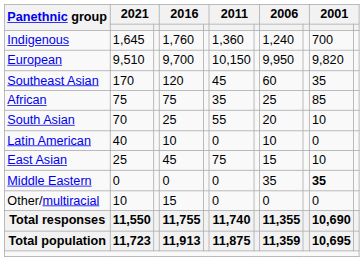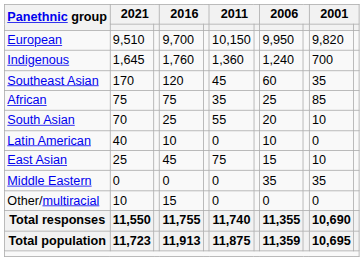rows swapped: (35, 60) <-> (38, 40)
(319, 180) bold -> (319, 180) normal
